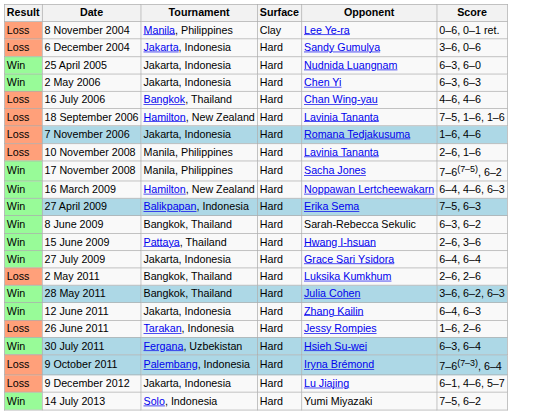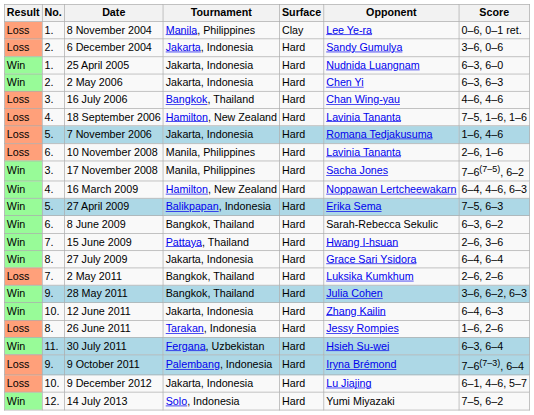+ column: (53, 12)
